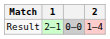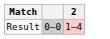- column: (53, 12)
